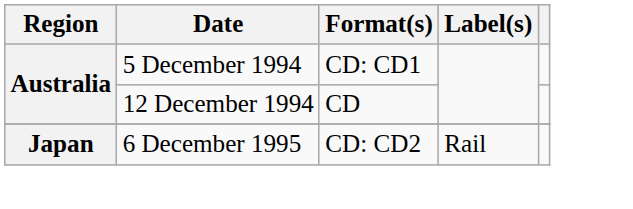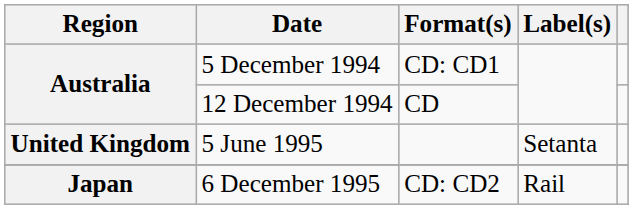+ row: (262, 143)
